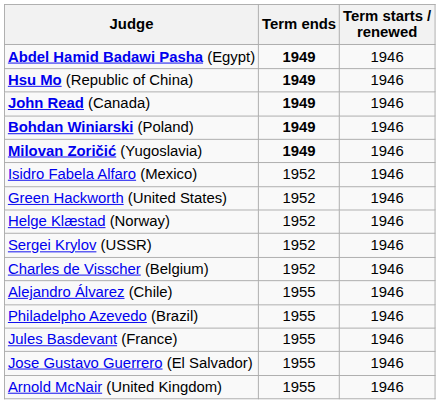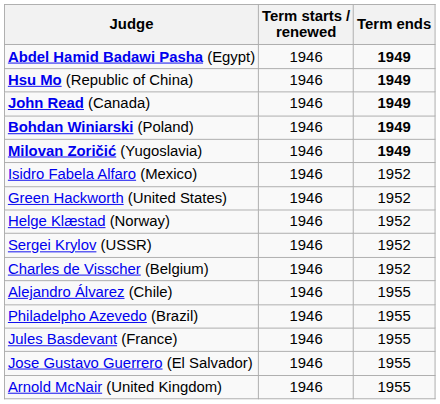columns swapped: (387, 24) <-> (299, 24)
